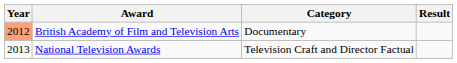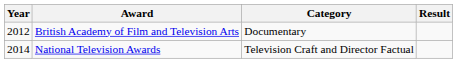(18, 31) lightsalmon background -> (18, 31) no background
(18, 49) 2013 -> (18, 49) 2014
